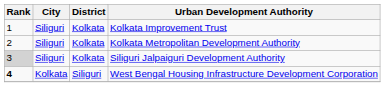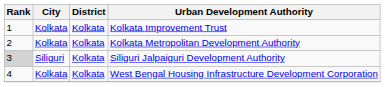(50, 27) Siliguri -> (51, 27) Kolkata
(50, 43) Siliguri -> (51, 43) Kolkata
(9, 74) bold -> (9, 74) normal
(87, 74) Siliguri -> (88, 74) Kolkata
